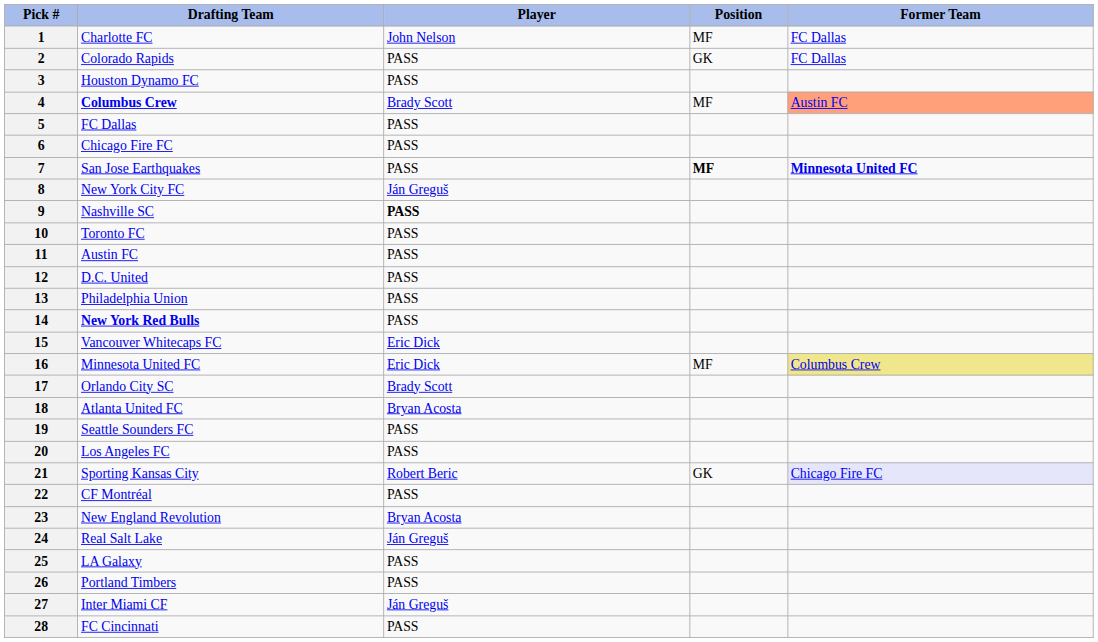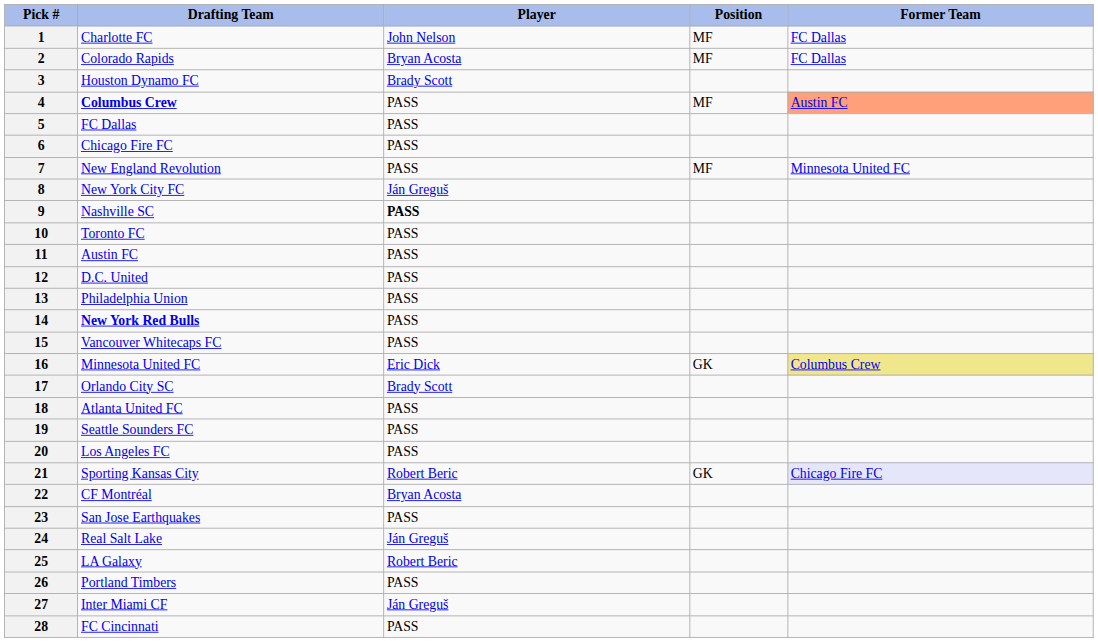(403, 59) PASS -> (424, 59) Bryan Acosta
(703, 59) GK -> (703, 59) MF
(403, 80) PASS -> (420, 80) Brady Scott
(420, 102) Brady Scott -> (403, 102) PASS
(141, 168) San Jose Earthquakes -> (151, 168) New England Revolution
(703, 168) bold -> (703, 168) normal
(854, 168) bold -> (850, 168) normal
(413, 342) Eric Dick -> (403, 342) PASS
(703, 364) MF -> (703, 364) GK
(424, 408) Bryan Acosta -> (403, 408) PASS
(403, 495) PASS -> (424, 495) Bryan Acosta
(151, 517) New England Revolution -> (141, 517) San Jose Earthquakes
(424, 517) Bryan Acosta -> (403, 517) PASS
(403, 560) PASS -> (422, 560) Robert Beric
